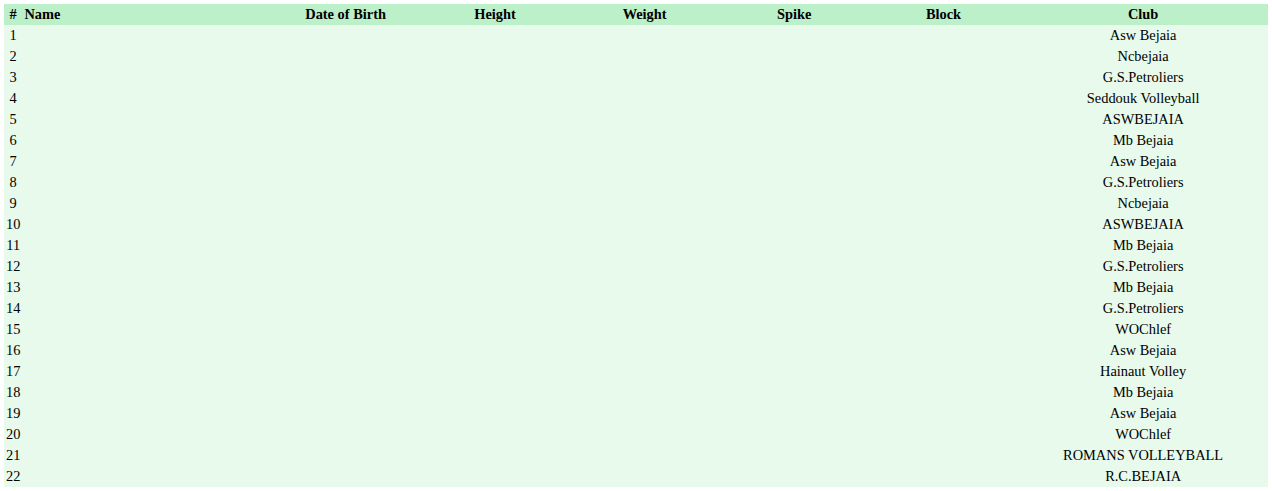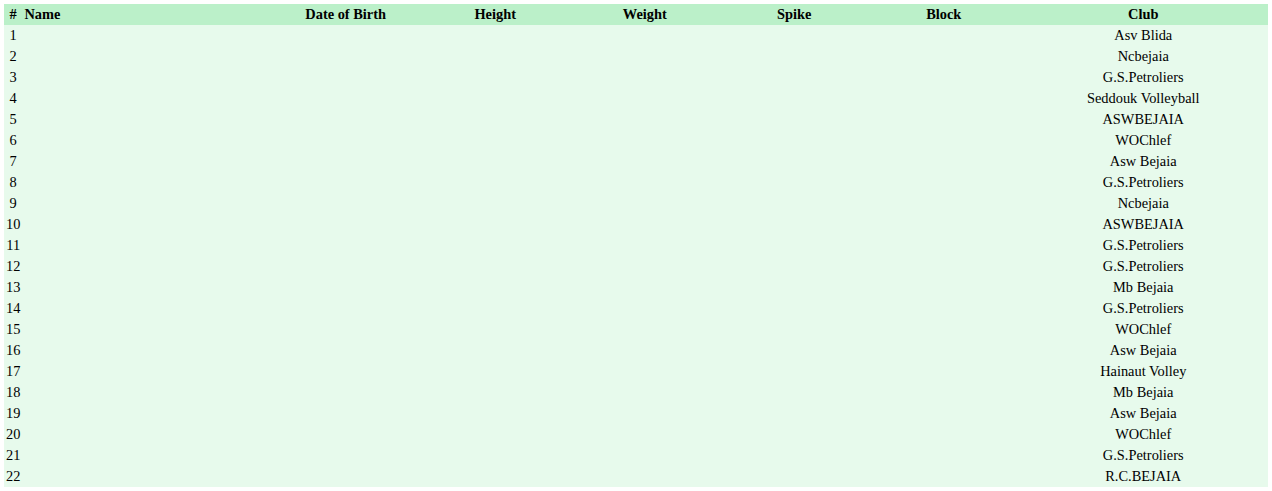(1143, 35) Asw Bejaia -> (1143, 35) Asv Blida
(1143, 140) Mb Bejaia -> (1143, 140) WOChlef
(1143, 245) Mb Bejaia -> (1143, 245) G.S.Petroliers
(1143, 455) ROMANS VOLLEYBALL -> (1143, 455) G.S.Petroliers
